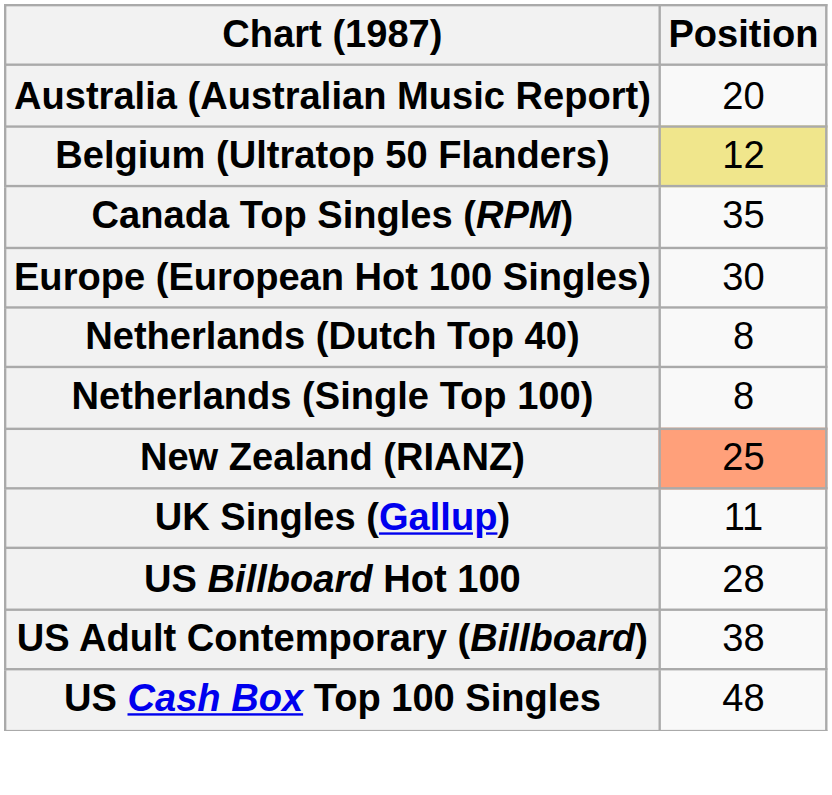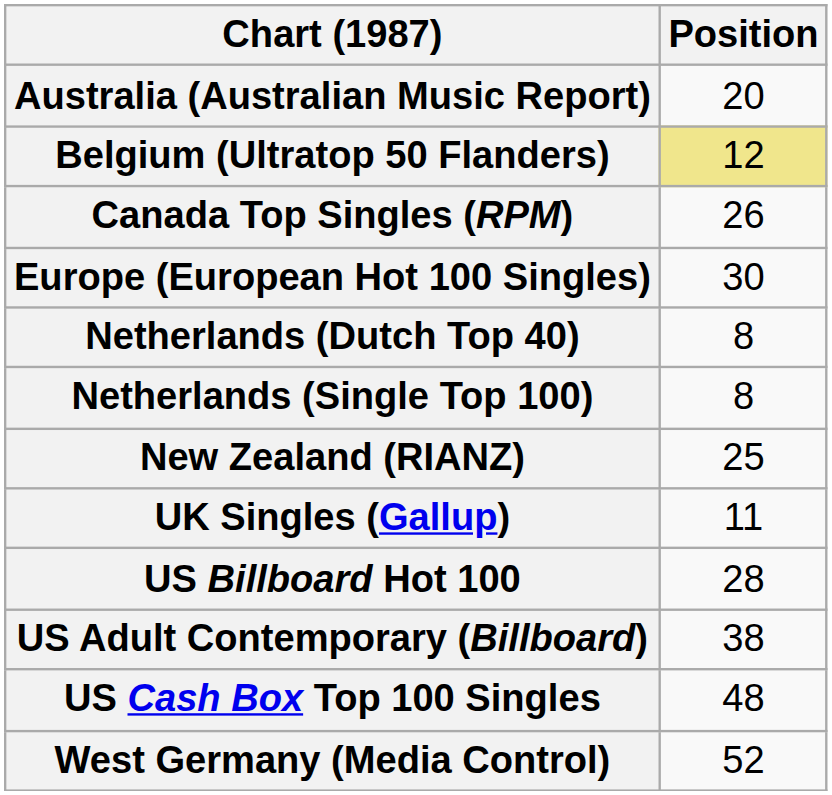(744, 215) 35 -> (744, 215) 26
(744, 457) lightsalmon background -> (744, 457) no background
+ row: (332, 759)
